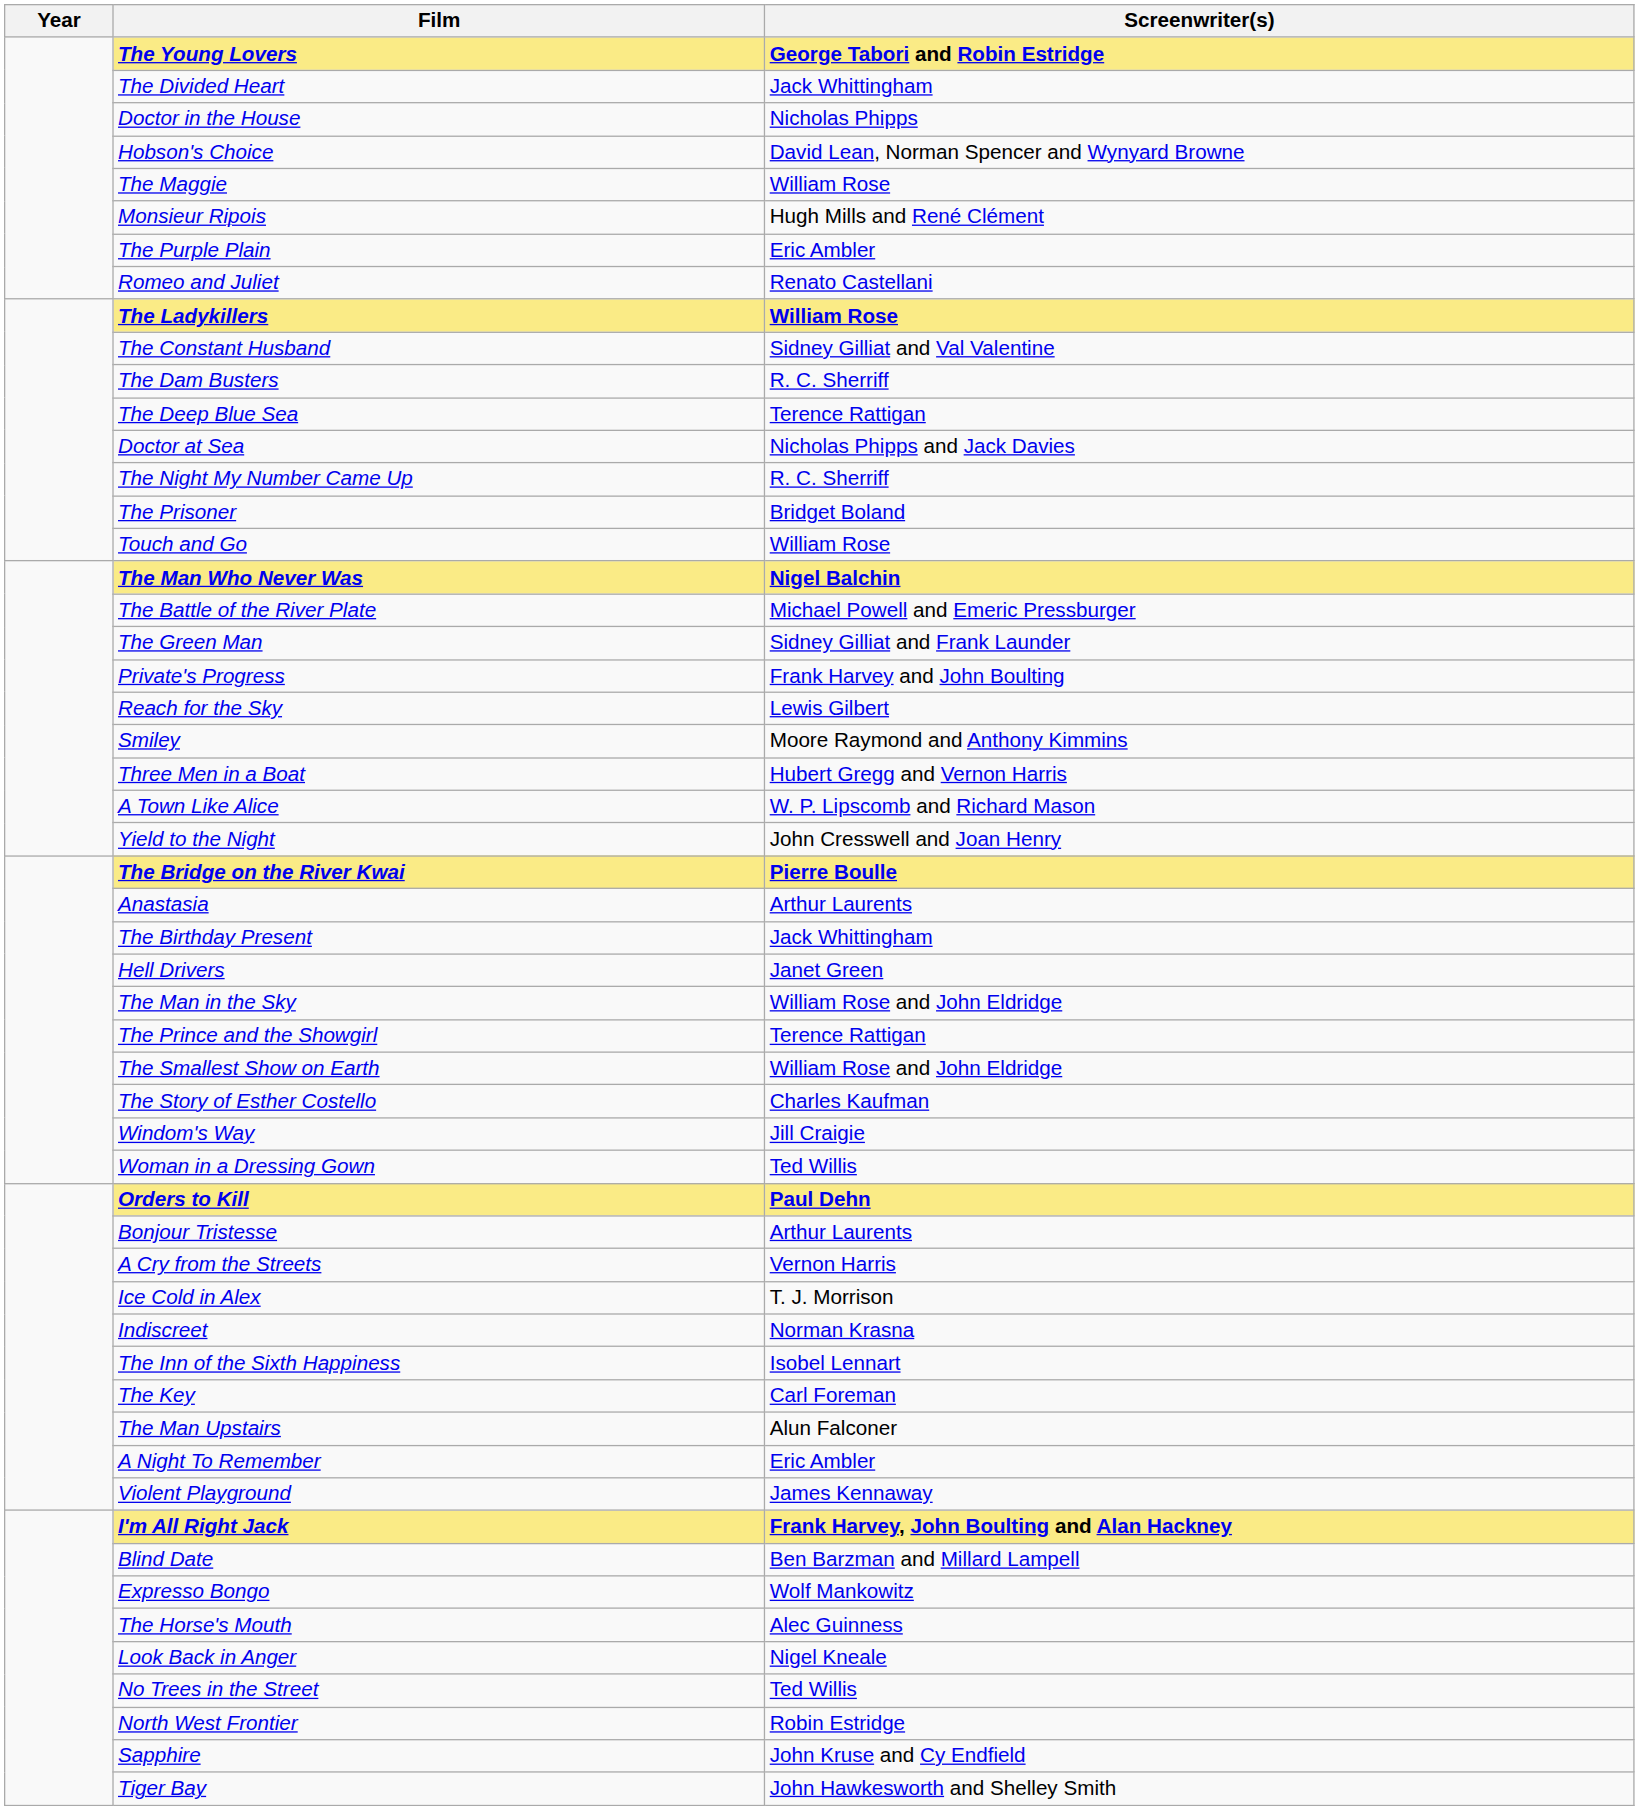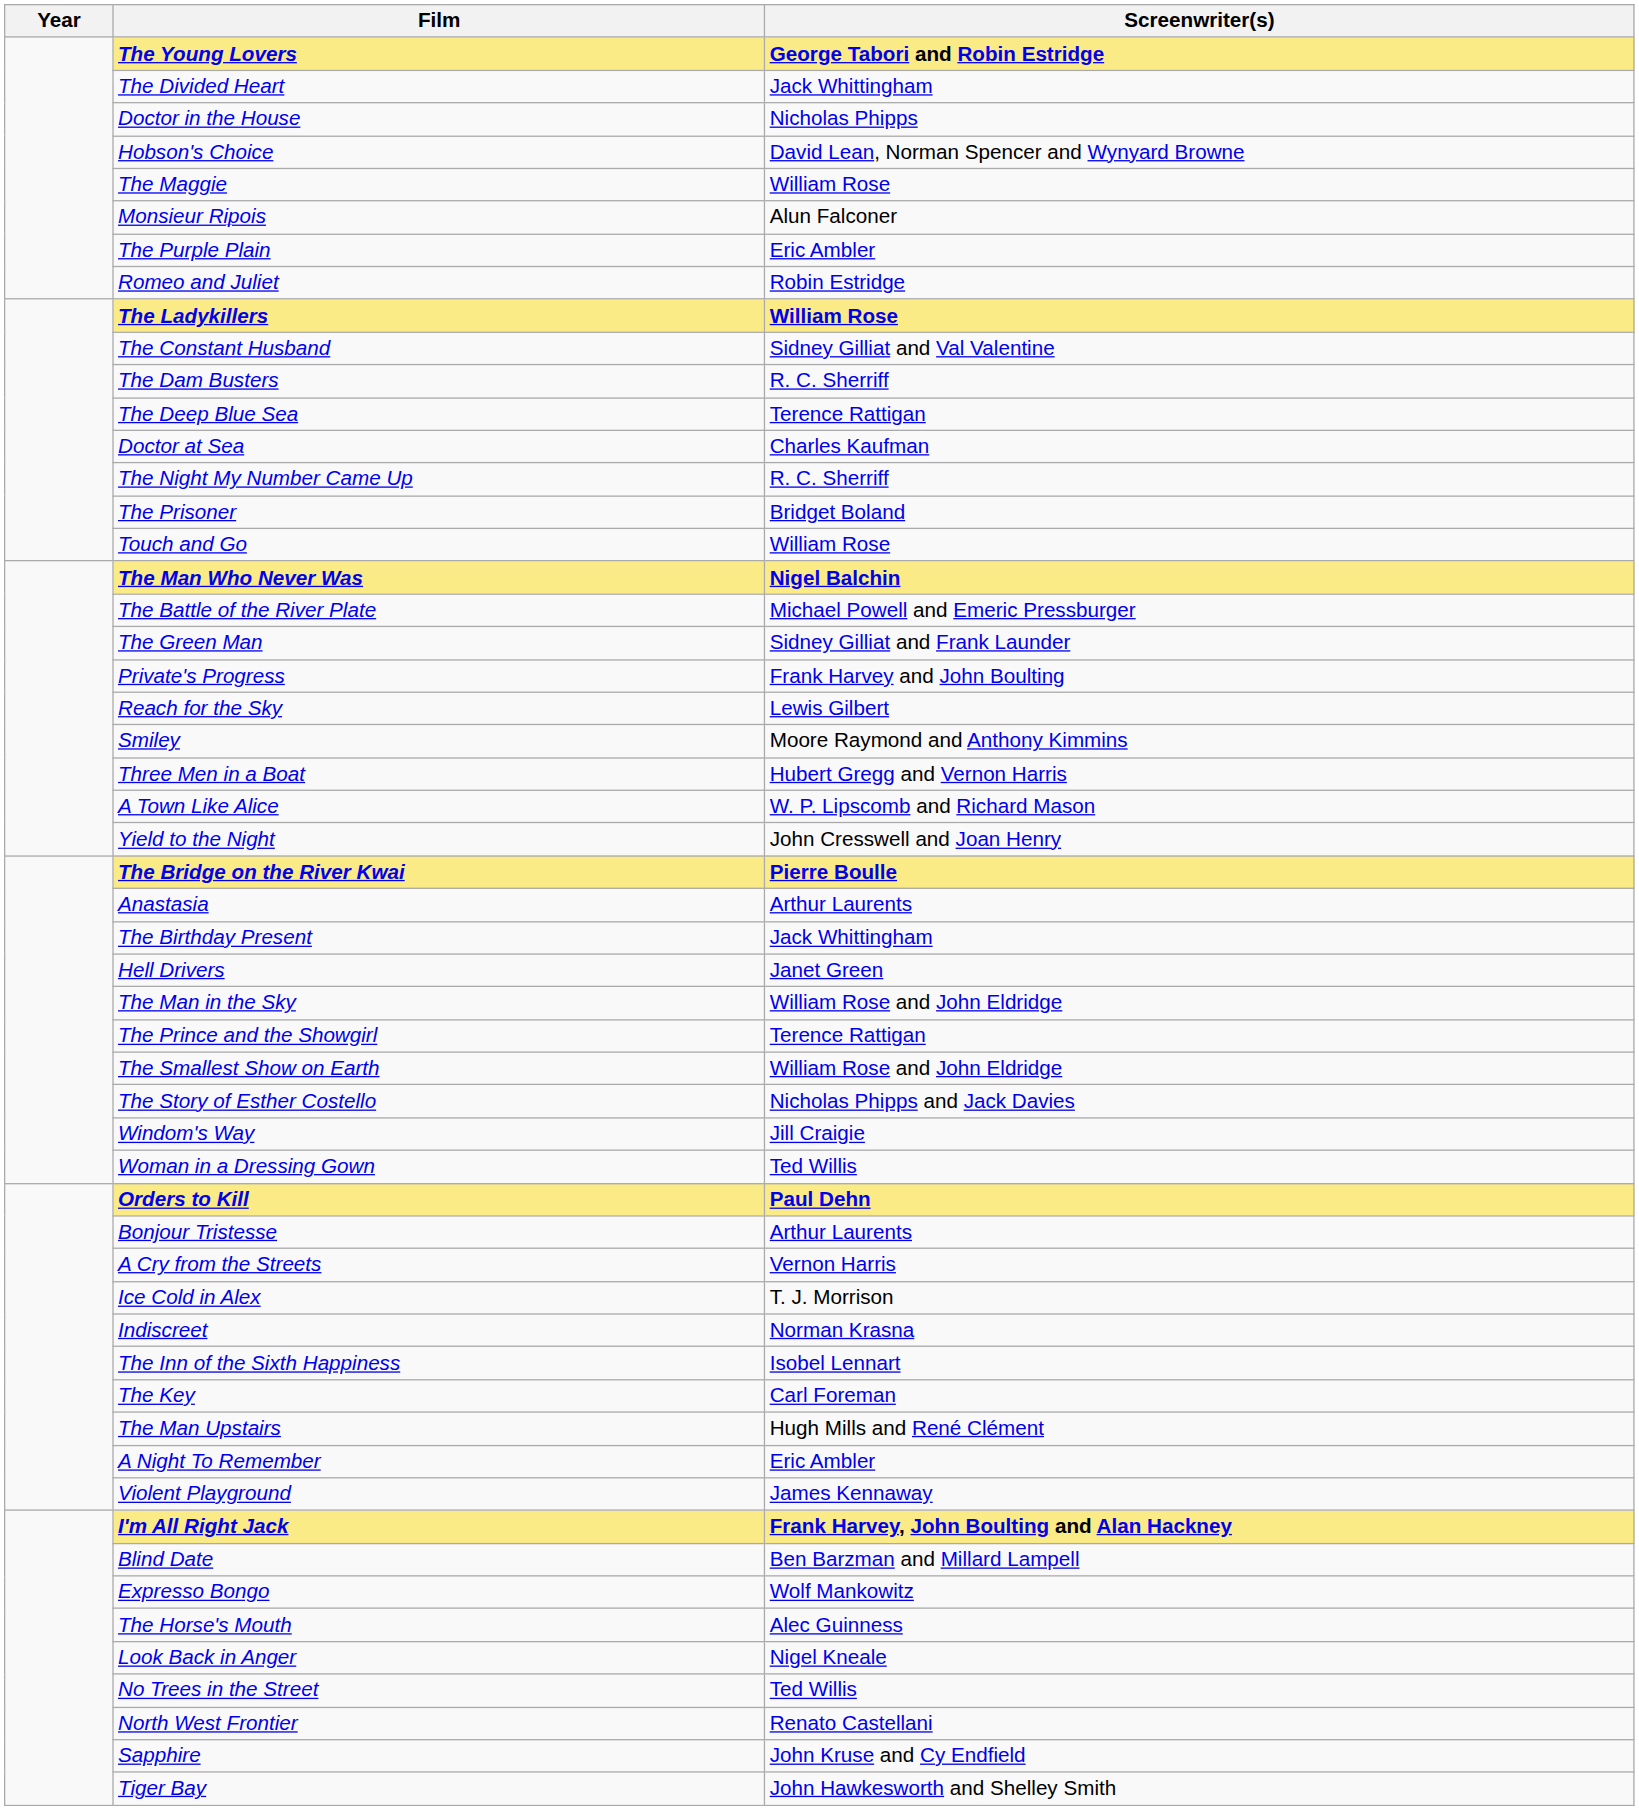(907, 217) Hugh Mills and René Clément -> (833, 217) Alun Falconer
(851, 282) Renato Castellani -> (837, 282) Robin Estridge
(922, 446) Nicholas Phipps and Jack Davies -> (849, 446) Charles Kaufman
(849, 1101) Charles Kaufman -> (922, 1101) Nicholas Phipps and Jack Davies
(833, 1428) Alun Falconer -> (907, 1428) Hugh Mills and René Clément
(837, 1723) Robin Estridge -> (851, 1723) Renato Castellani
